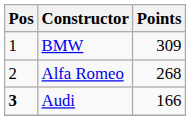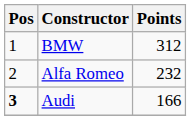(169, 45) 309 -> (169, 45) 312
(169, 73) 268 -> (169, 73) 232
